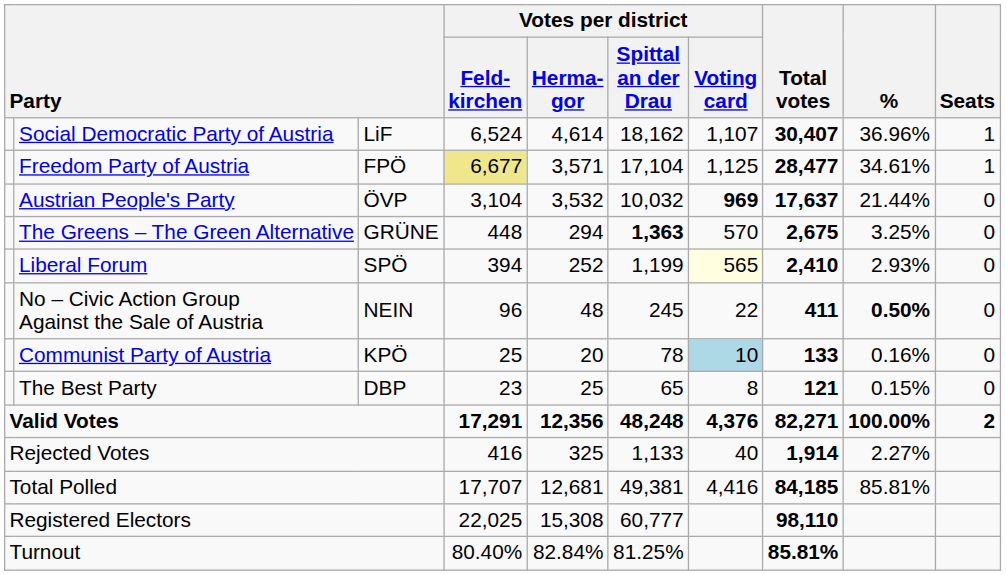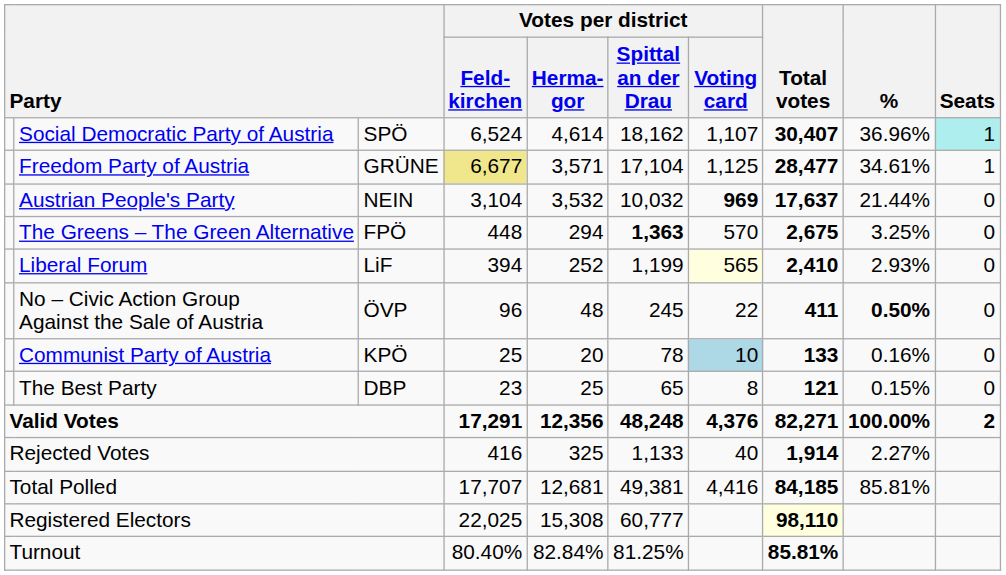(378, 133) LiF -> (385, 133) SPÖ
(989, 133) no background -> (989, 133) paleturquoise background
(385, 166) FPÖ -> (401, 166) GRÜNE
(385, 199) ÖVP -> (388, 199) NEIN
(401, 232) GRÜNE -> (385, 232) FPÖ
(385, 265) SPÖ -> (378, 265) LiF
(388, 310) NEIN -> (385, 310) ÖVP
(807, 520) no background -> (807, 520) lightyellow background
